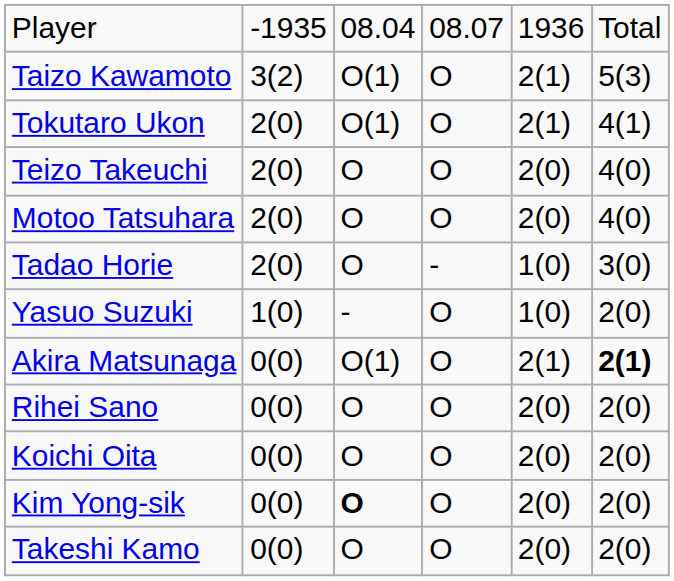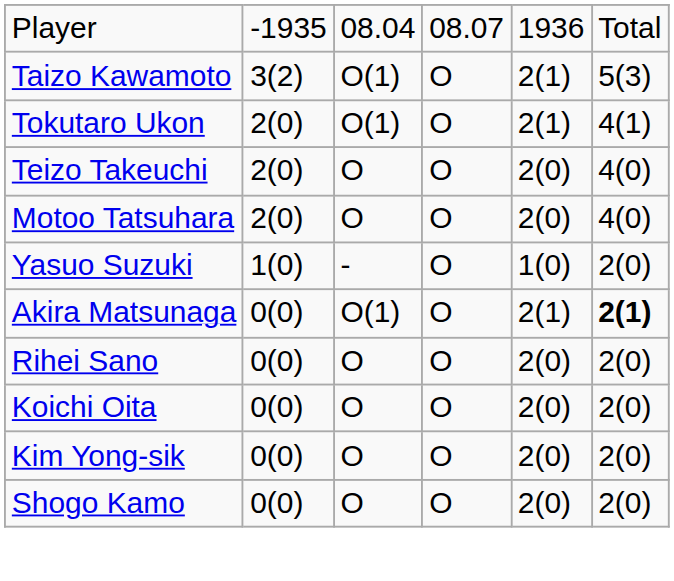- row: (93, 265)
(352, 502) bold -> (352, 455) normal
- row: (106, 550)
+ row: (98, 502)
